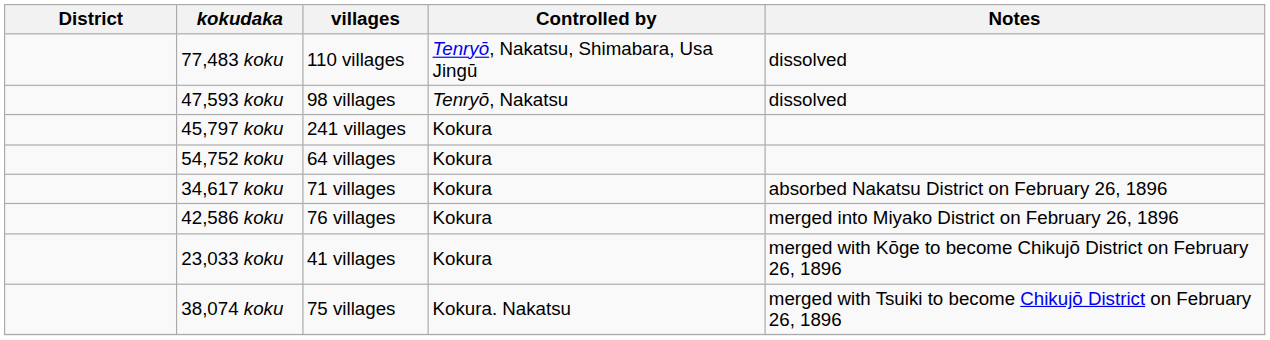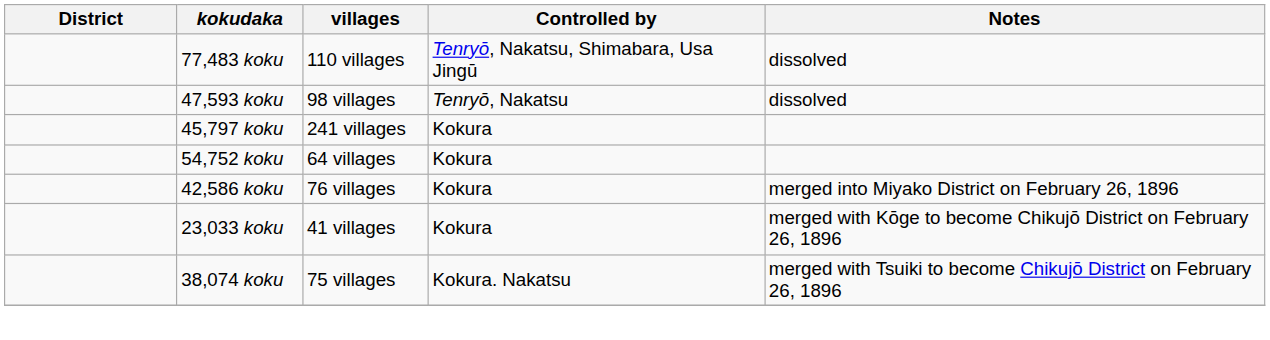- row: (232, 188)
